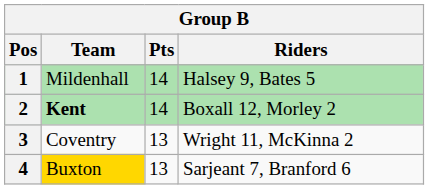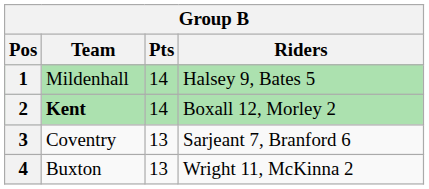(268, 139) Wright 11, McKinna 2 -> (267, 139) Sarjeant 7, Branford 6
(74, 169) gold background -> (74, 169) no background
(267, 169) Sarjeant 7, Branford 6 -> (268, 169) Wright 11, McKinna 2
